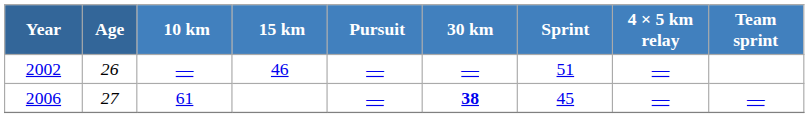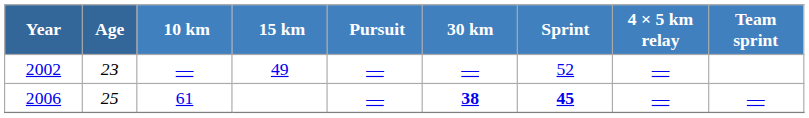(110, 69) 26 -> (110, 69) 23
(280, 69) 46 -> (280, 69) 49
(565, 69) 51 -> (565, 69) 52
(110, 98) 27 -> (110, 98) 25
(565, 98) normal -> (565, 98) bold
